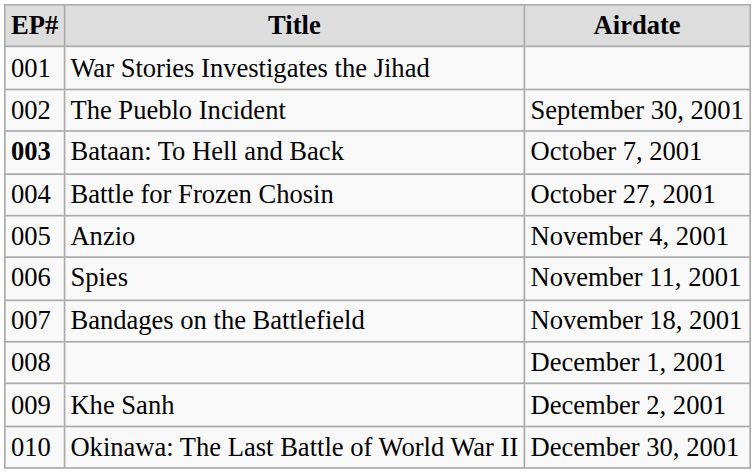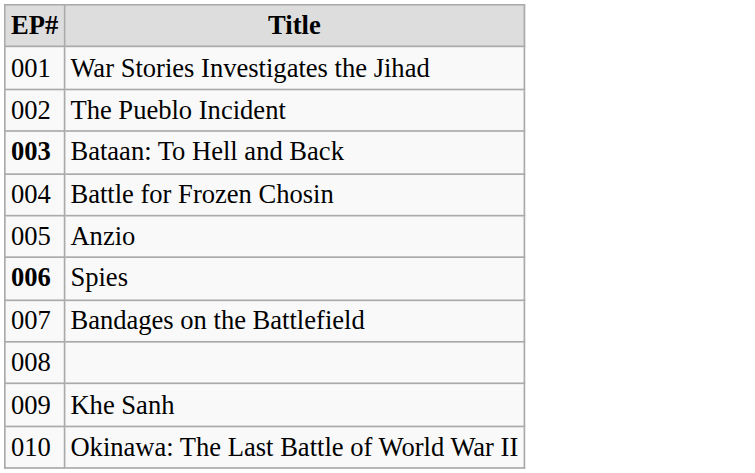- column: (637, 25)
(31, 278) normal -> (31, 278) bold
